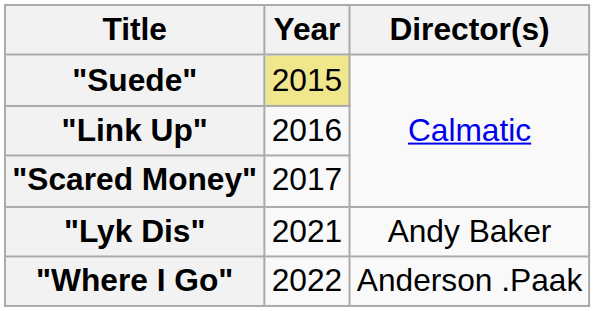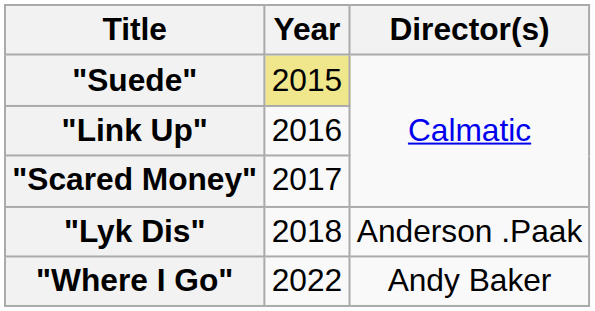(307, 230) 2021 -> (307, 230) 2018
(470, 230) Andy Baker -> (470, 230) Anderson .Paak
(470, 280) Anderson .Paak -> (470, 280) Andy Baker
